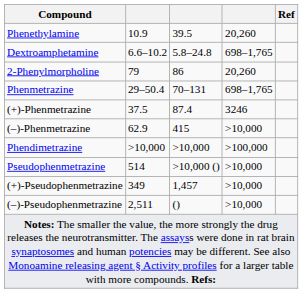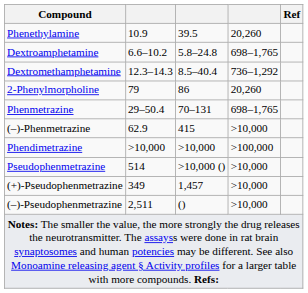+ row: (64, 71)
- row: (49, 109)
